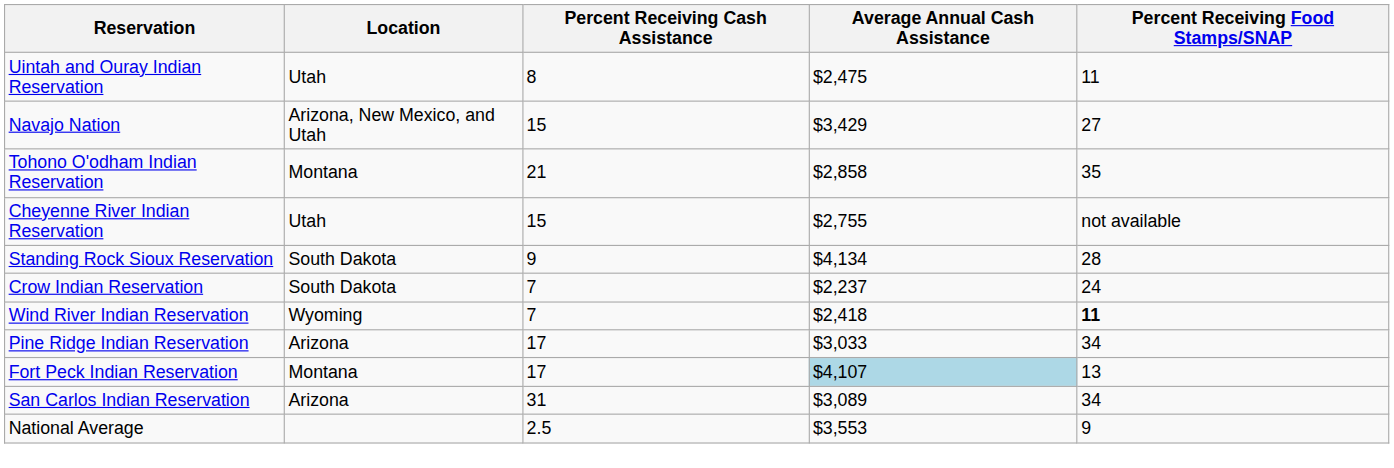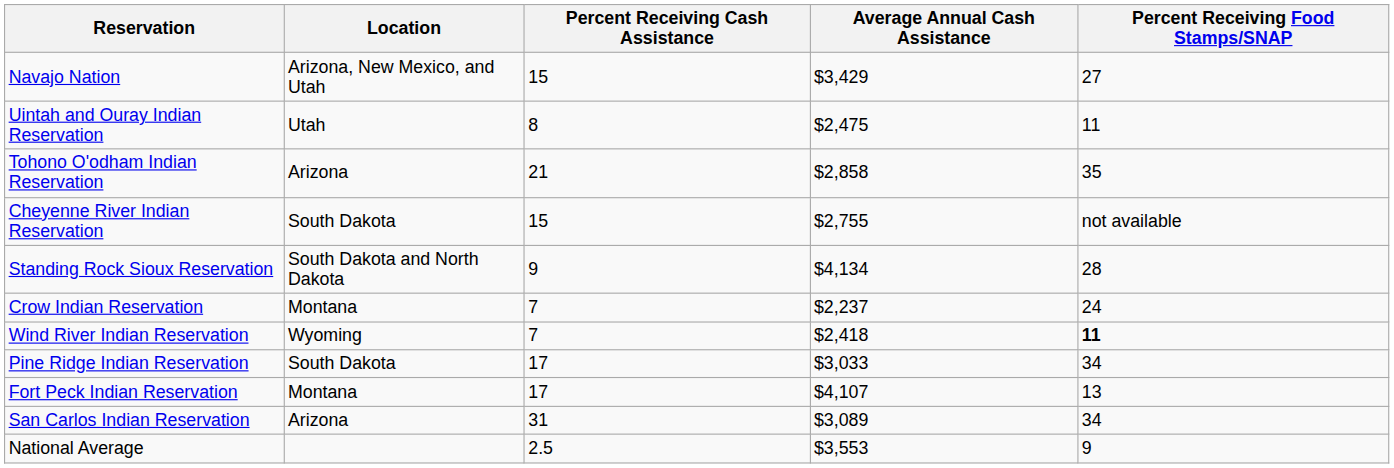rows swapped: (64, 124) <-> (105, 76)
(323, 173) Montana -> (318, 173) Arizona
(307, 221) Utah -> (342, 221) South Dakota
(342, 259) South Dakota -> (383, 269) South Dakota and North Dakota
(342, 287) South Dakota -> (323, 307) Montana
(319, 343) Arizona -> (342, 363) South Dakota
(840, 371) lightblue background -> (841, 391) no background
